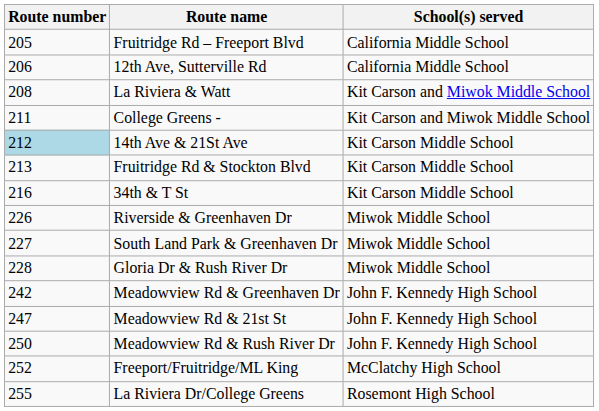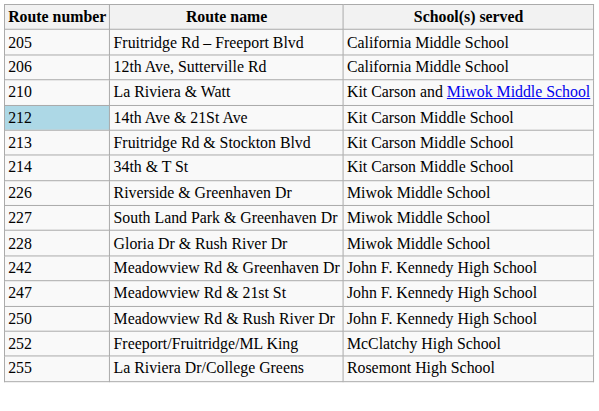(20, 92) 208 -> (20, 92) 210
- row: (167, 117)
(20, 192) 216 -> (20, 167) 214
